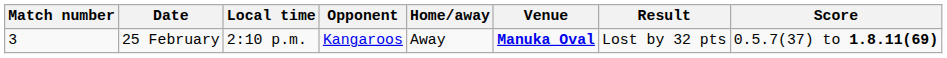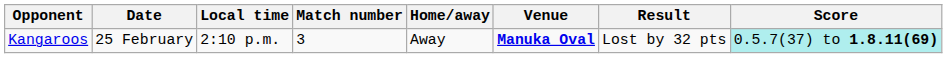columns swapped: (61, 17) <-> (363, 17)
(836, 41) no background -> (836, 41) paleturquoise background
